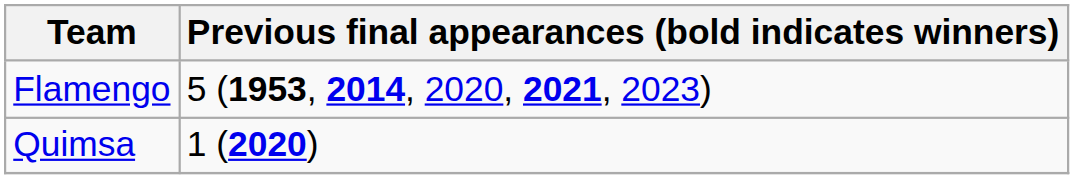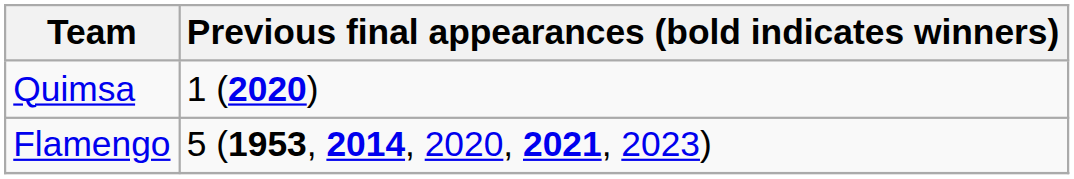rows swapped: (92, 88) <-> (74, 144)
